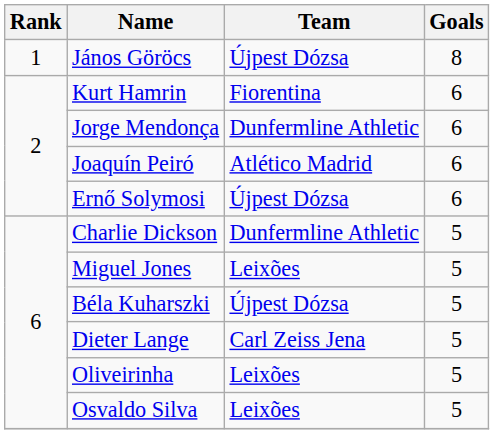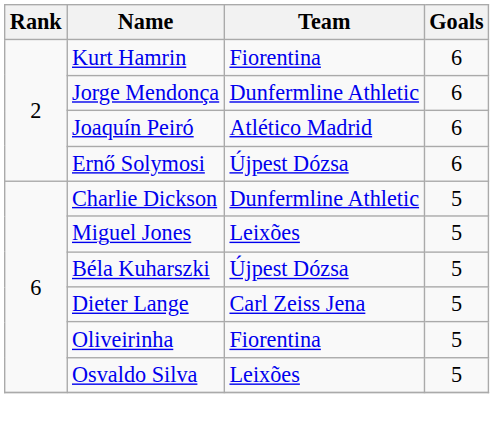- row: (132, 57)
(265, 374) Leixões -> (275, 339) Fiorentina
